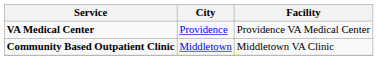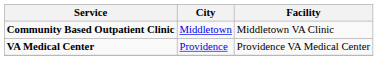rows swapped: (50, 30) <-> (91, 47)
